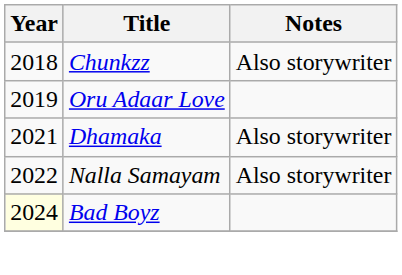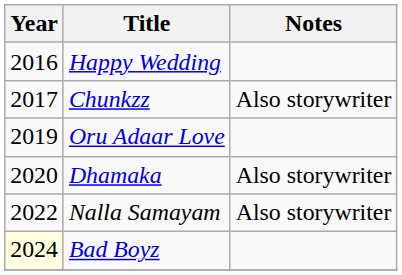+ row: (145, 61)
(34, 61) 2018 -> (34, 99) 2017
(34, 136) 2021 -> (34, 174) 2020
